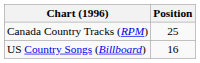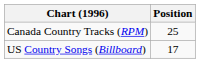(173, 49) 16 -> (173, 49) 17
